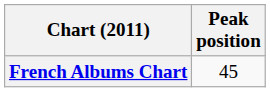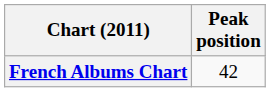(228, 71) 45 -> (228, 71) 42
